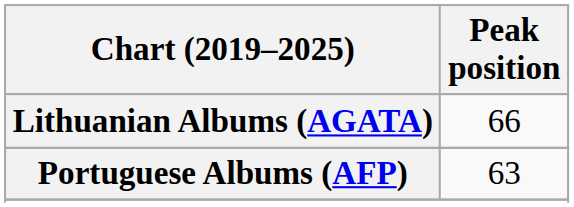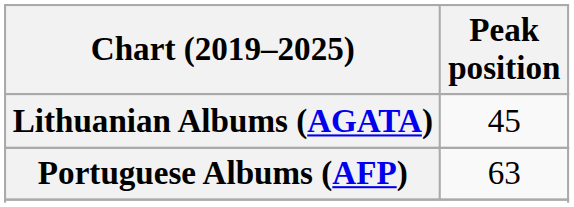(504, 120) 66 -> (504, 120) 45
